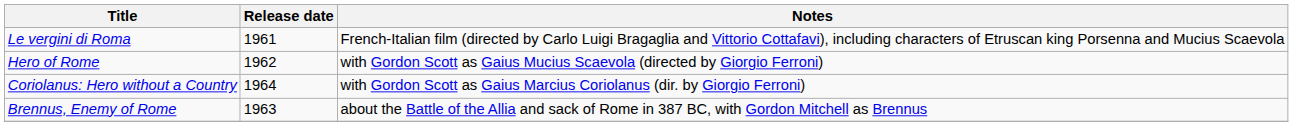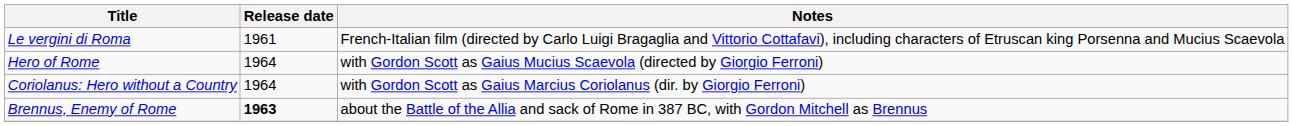(260, 62) 1962 -> (260, 62) 1964
(260, 109) normal -> (260, 109) bold
